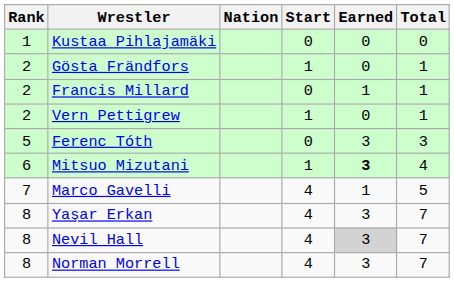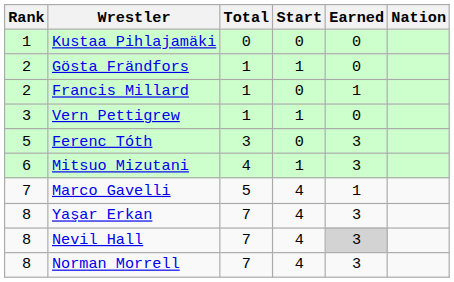columns swapped: (251, 17) <-> (423, 17)
(26, 116) 2 -> (26, 116) 3
(366, 166) bold -> (357, 166) normal
